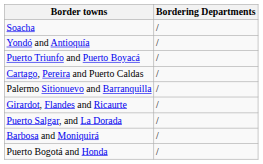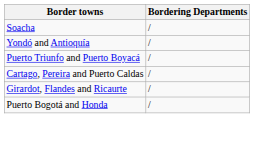- row: (79, 89)
- row: (64, 120)
- row: (53, 136)
